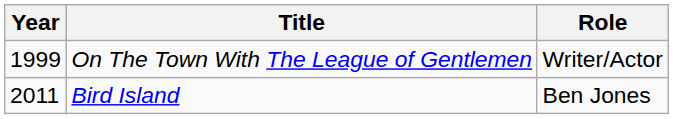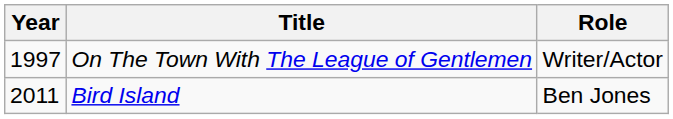(35, 58) 1999 -> (35, 58) 1997
